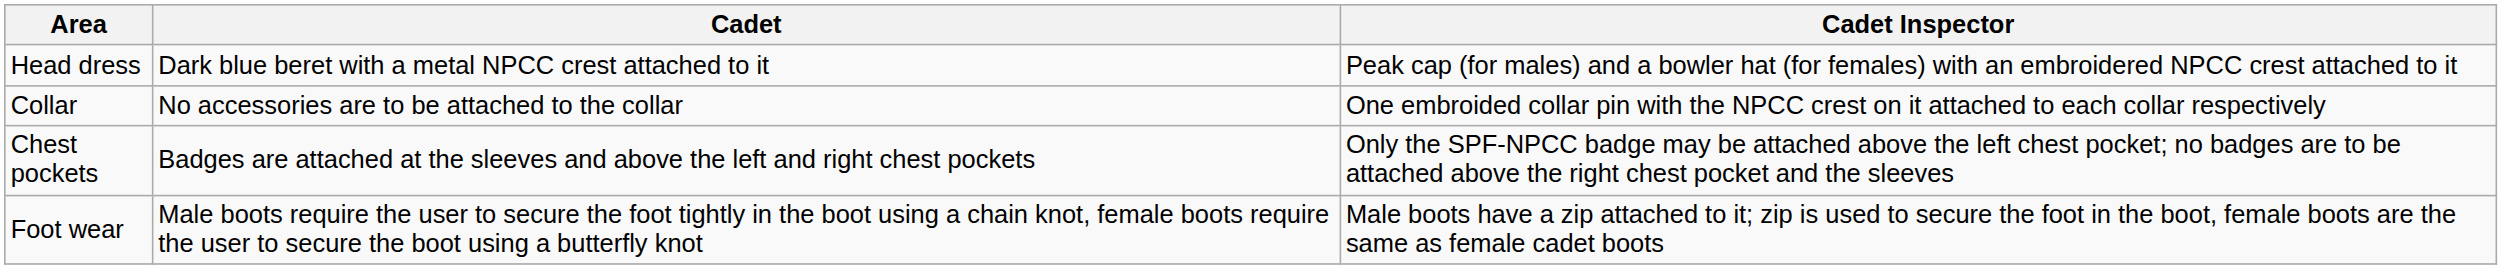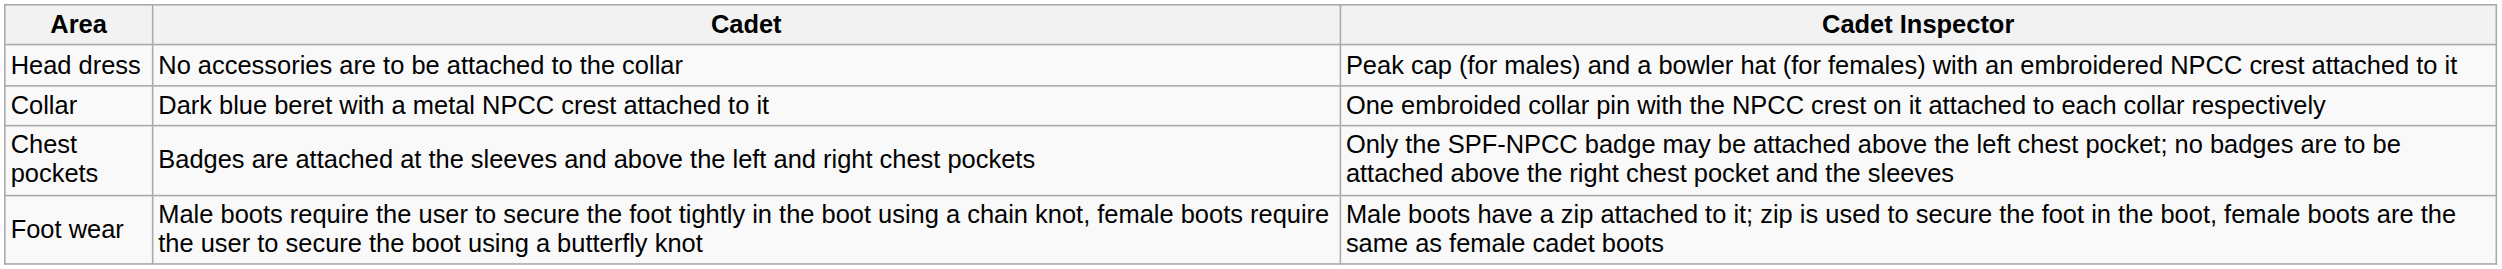(464, 65) Dark blue beret with a metal NPCC crest attached to it -> (421, 65) No accessories are to be attached to the collar
(421, 105) No accessories are to be attached to the collar -> (464, 105) Dark blue beret with a metal NPCC crest attached to it
